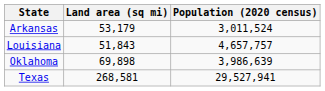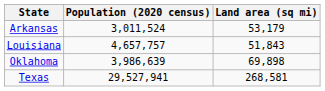columns swapped: (245, 13) <-> (117, 13)
